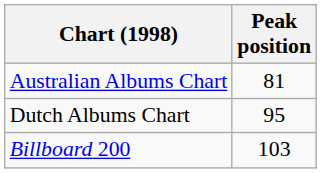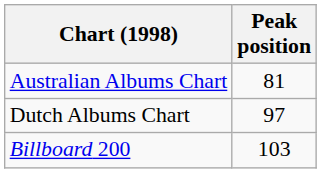(274, 115) 95 -> (274, 115) 97
